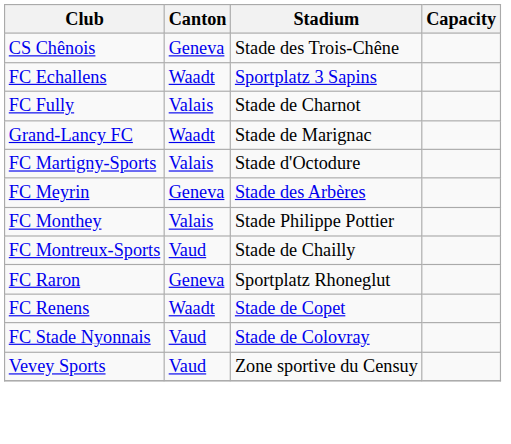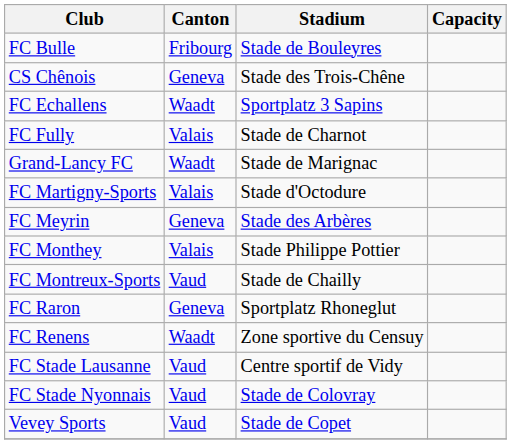+ row: (42, 47)
(290, 308) Stade de Copet -> (332, 337) Zone sportive du Censuy
+ row: (80, 366)
(326, 366) Zone sportive du Censuy -> (296, 423) Stade de Copet
